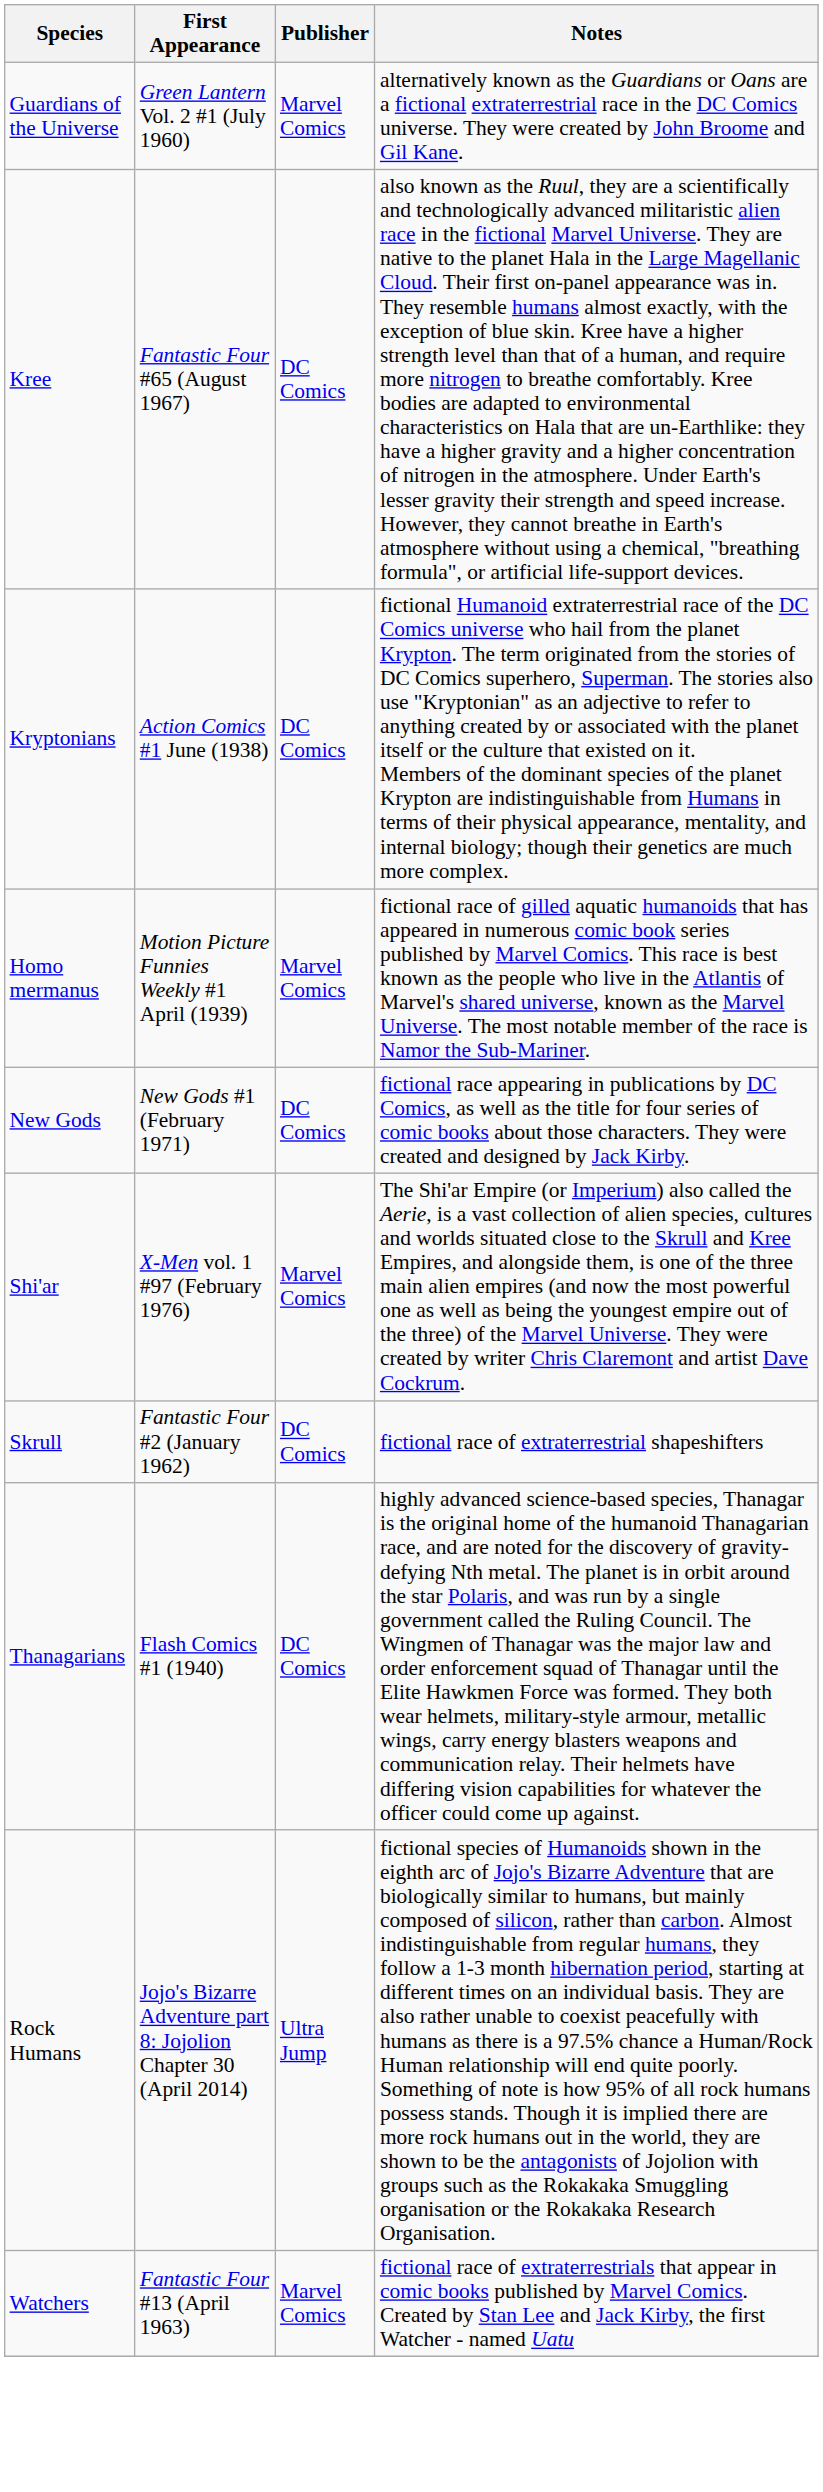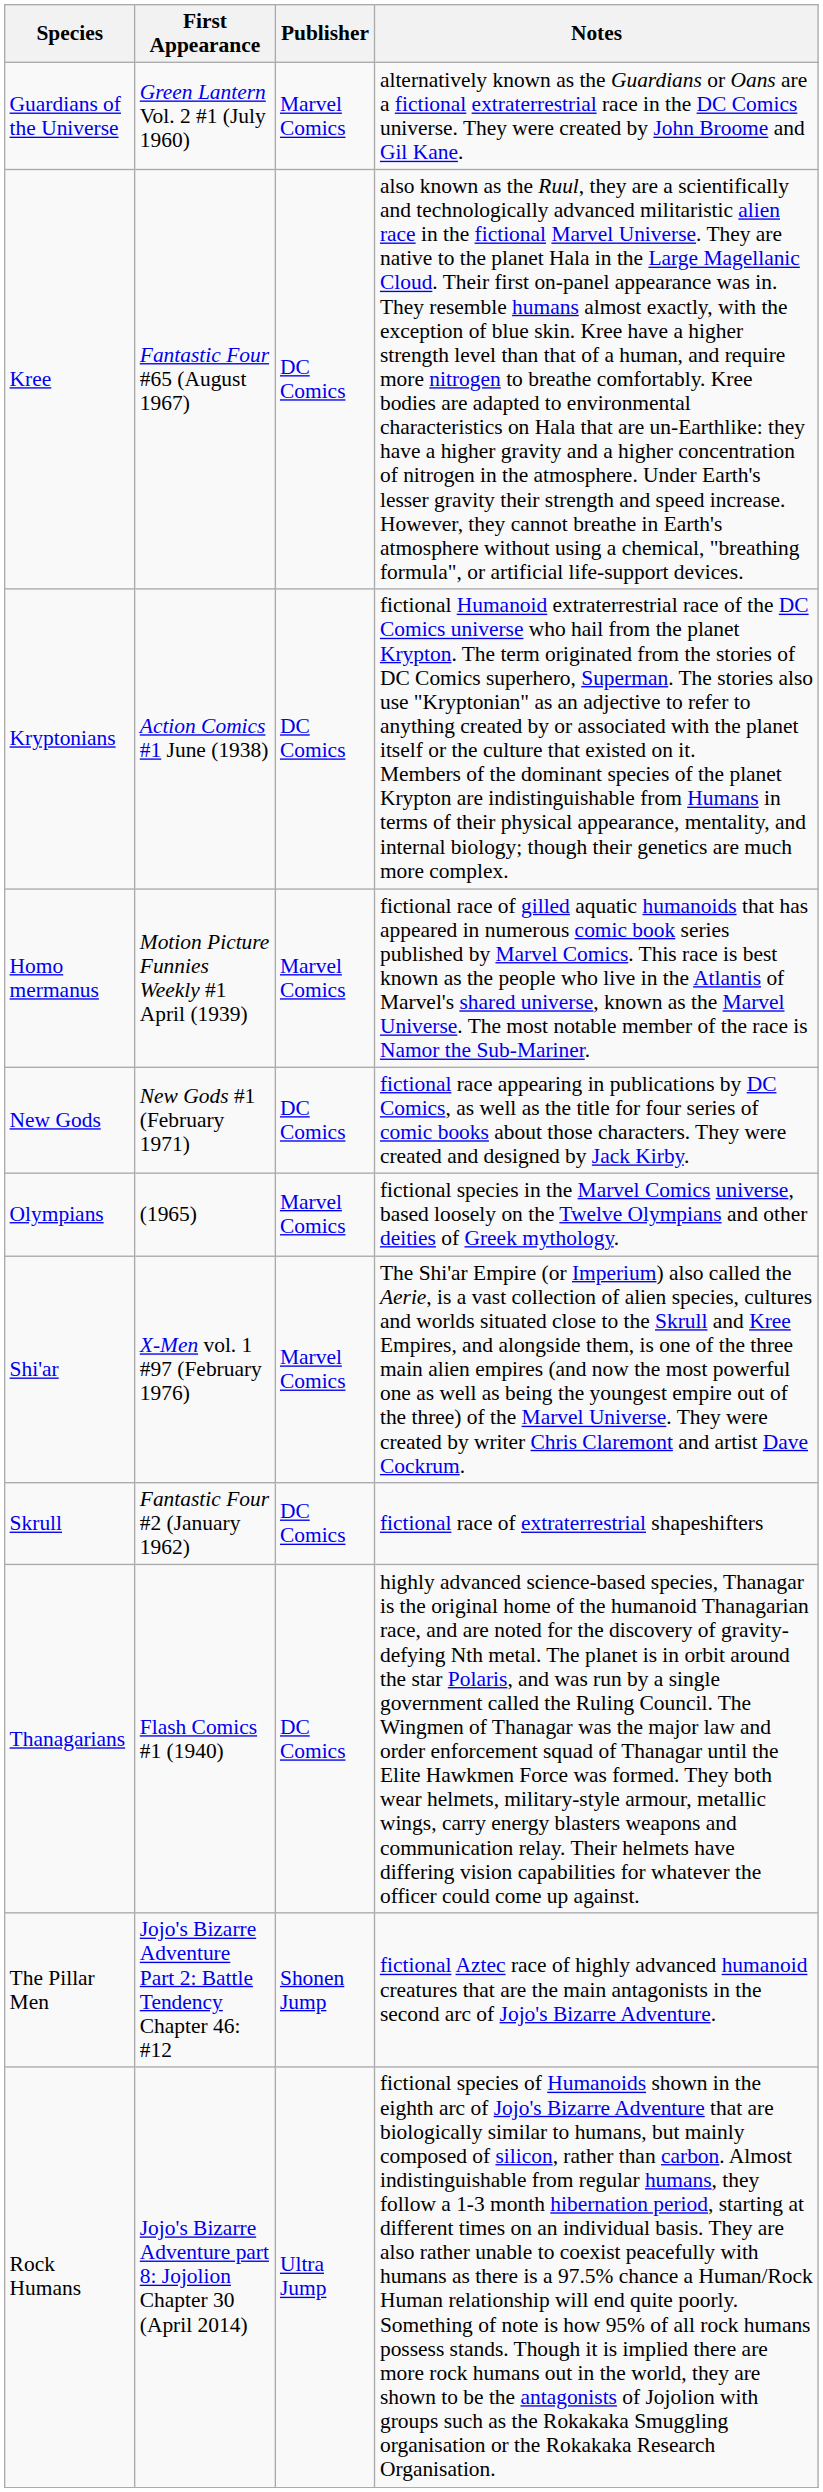+ row: (57, 1214)
+ row: (52, 1989)
- row: (49, 2303)
